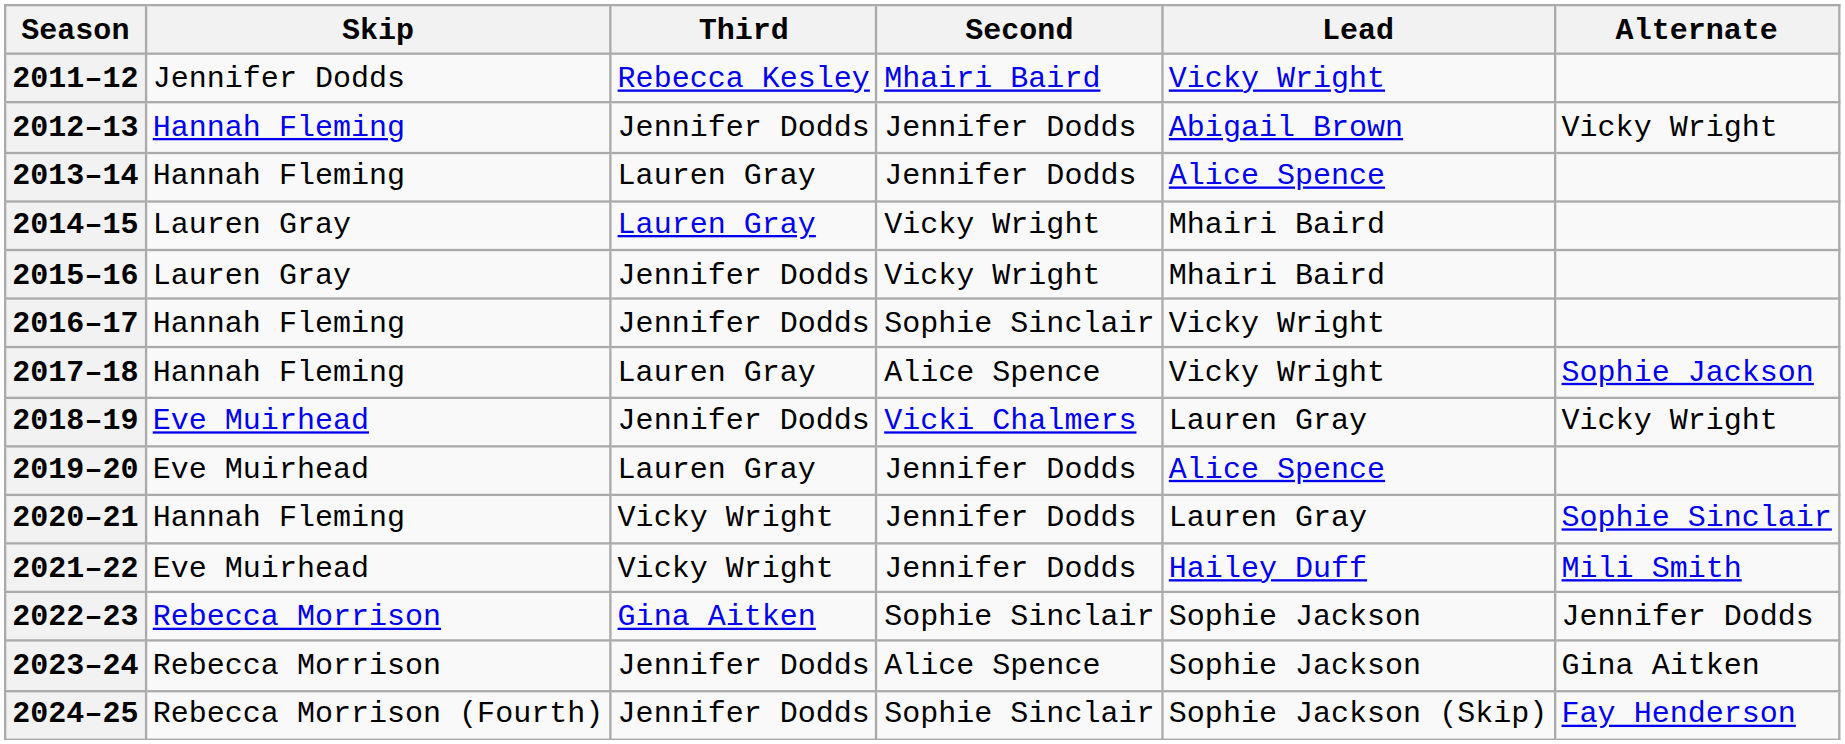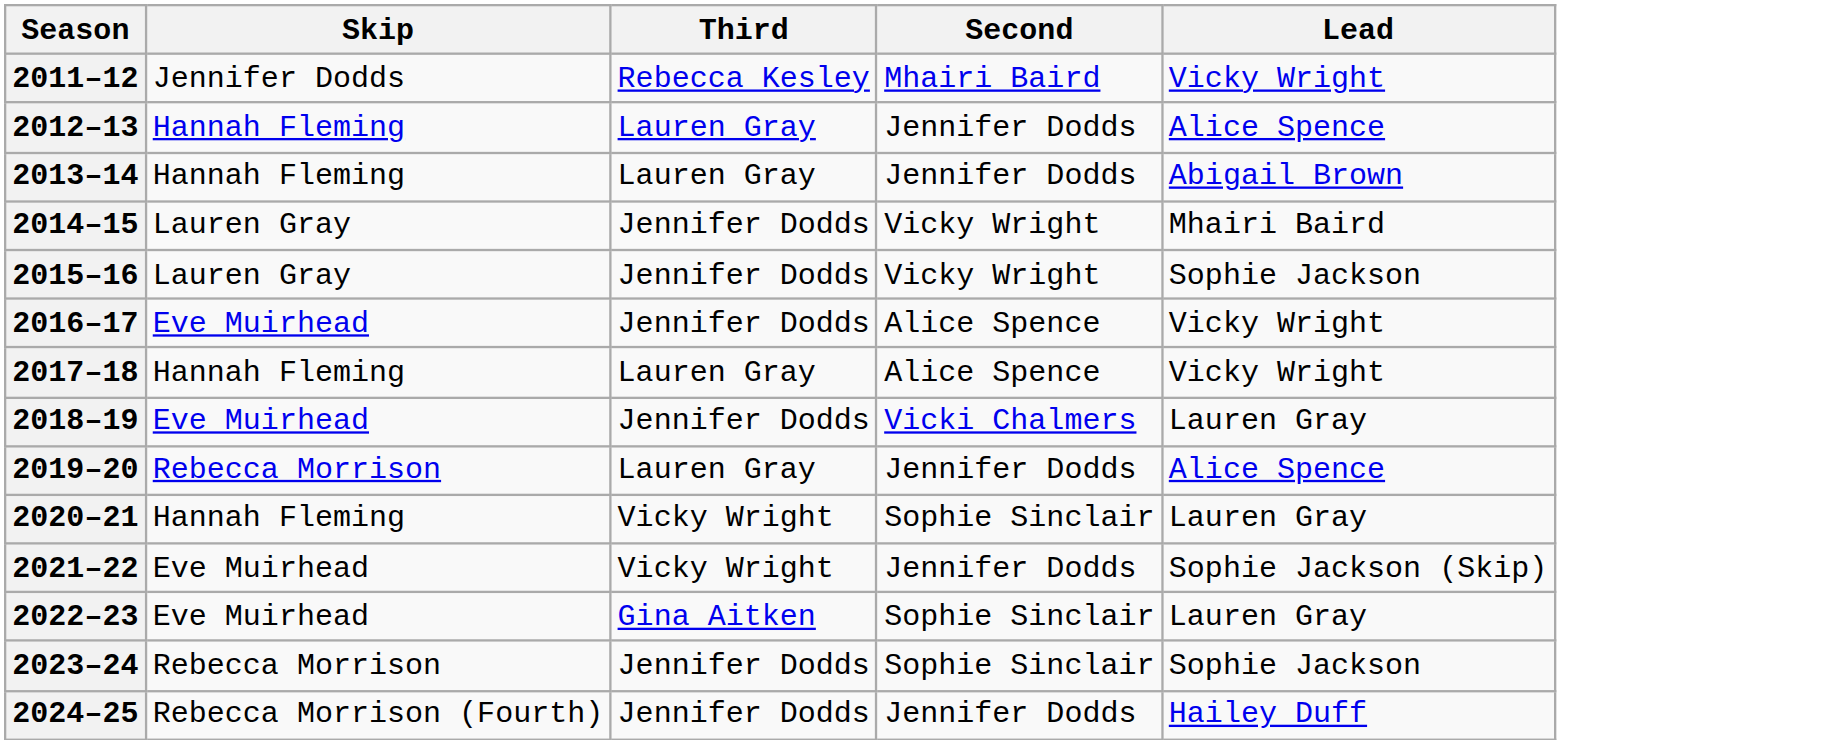- column: (1697, 30)
(744, 128) Jennifer Dodds -> (717, 128) Lauren Gray
(1286, 128) Abigail Brown -> (1277, 128) Alice Spence
(1277, 176) Alice Spence -> (1286, 176) Abigail Brown
(717, 225) Lauren Gray -> (744, 225) Jennifer Dodds
(1277, 274) Mhairi Baird -> (1295, 274) Sophie Jackson
(279, 323) Hannah Fleming -> (261, 323) Eve Muirhead
(1019, 323) Sophie Sinclair -> (992, 323) Alice Spence
(261, 470) Eve Muirhead -> (297, 470) Rebecca Morrison
(1010, 519) Jennifer Dodds -> (1019, 519) Sophie Sinclair
(1268, 568) Hailey Duff -> (1358, 568) Sophie Jackson (Skip)
(297, 617) Rebecca Morrison -> (261, 617) Eve Muirhead
(1295, 617) Sophie Jackson -> (1268, 617) Lauren Gray
(992, 666) Alice Spence -> (1019, 666) Sophie Sinclair
(1019, 715) Sophie Sinclair -> (1010, 715) Jennifer Dodds
(1358, 715) Sophie Jackson (Skip) -> (1268, 715) Hailey Duff
